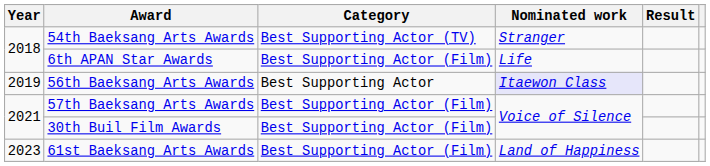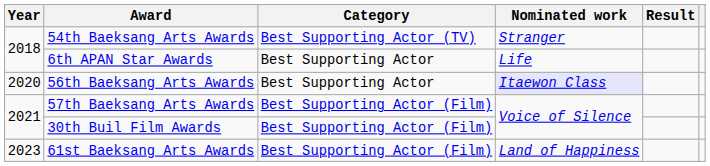(377, 61) Best Supporting Actor (Film) -> (348, 61) Best Supporting Actor
(24, 83) 2019 -> (24, 83) 2020
